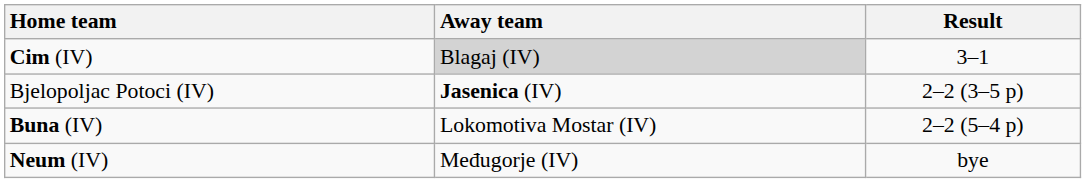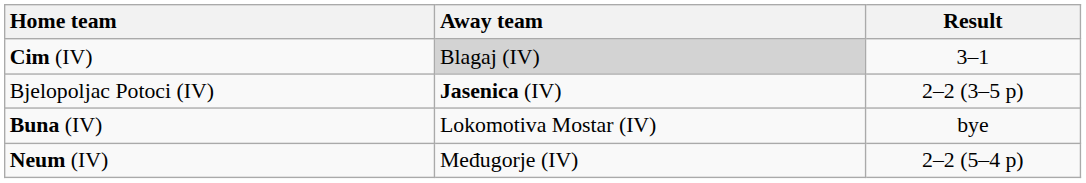(973, 125) 2–2 (5–4 p) -> (973, 125) bye
(973, 159) bye -> (973, 159) 2–2 (5–4 p)
